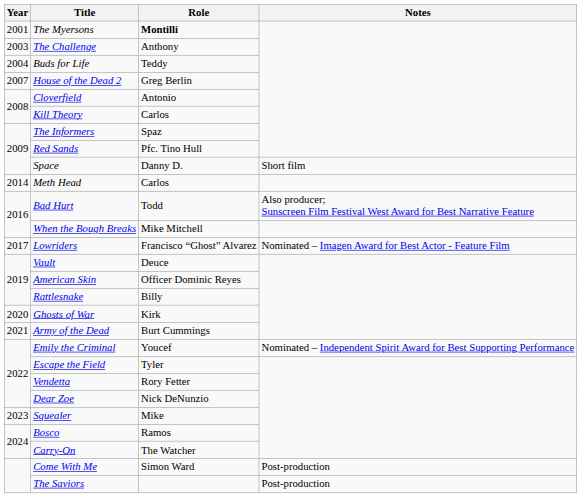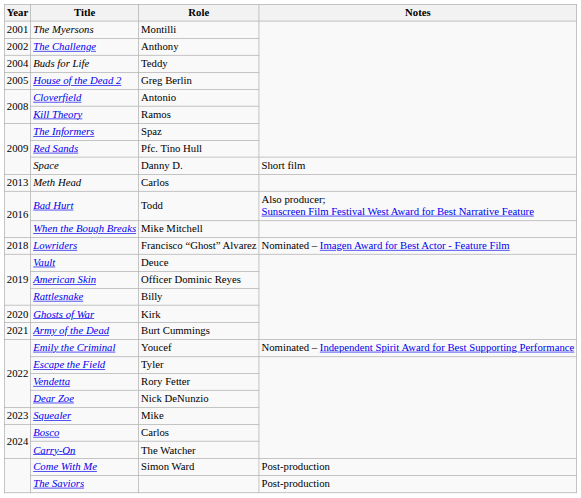(159, 30) bold -> (159, 30) normal
(18, 47) 2003 -> (18, 47) 2002
(18, 81) 2007 -> (18, 81) 2005
(155, 115) Carlos -> (156, 115) Ramos
(18, 183) 2014 -> (18, 183) 2013
(18, 246) 2017 -> (18, 246) 2018
(156, 433) Ramos -> (155, 433) Carlos
